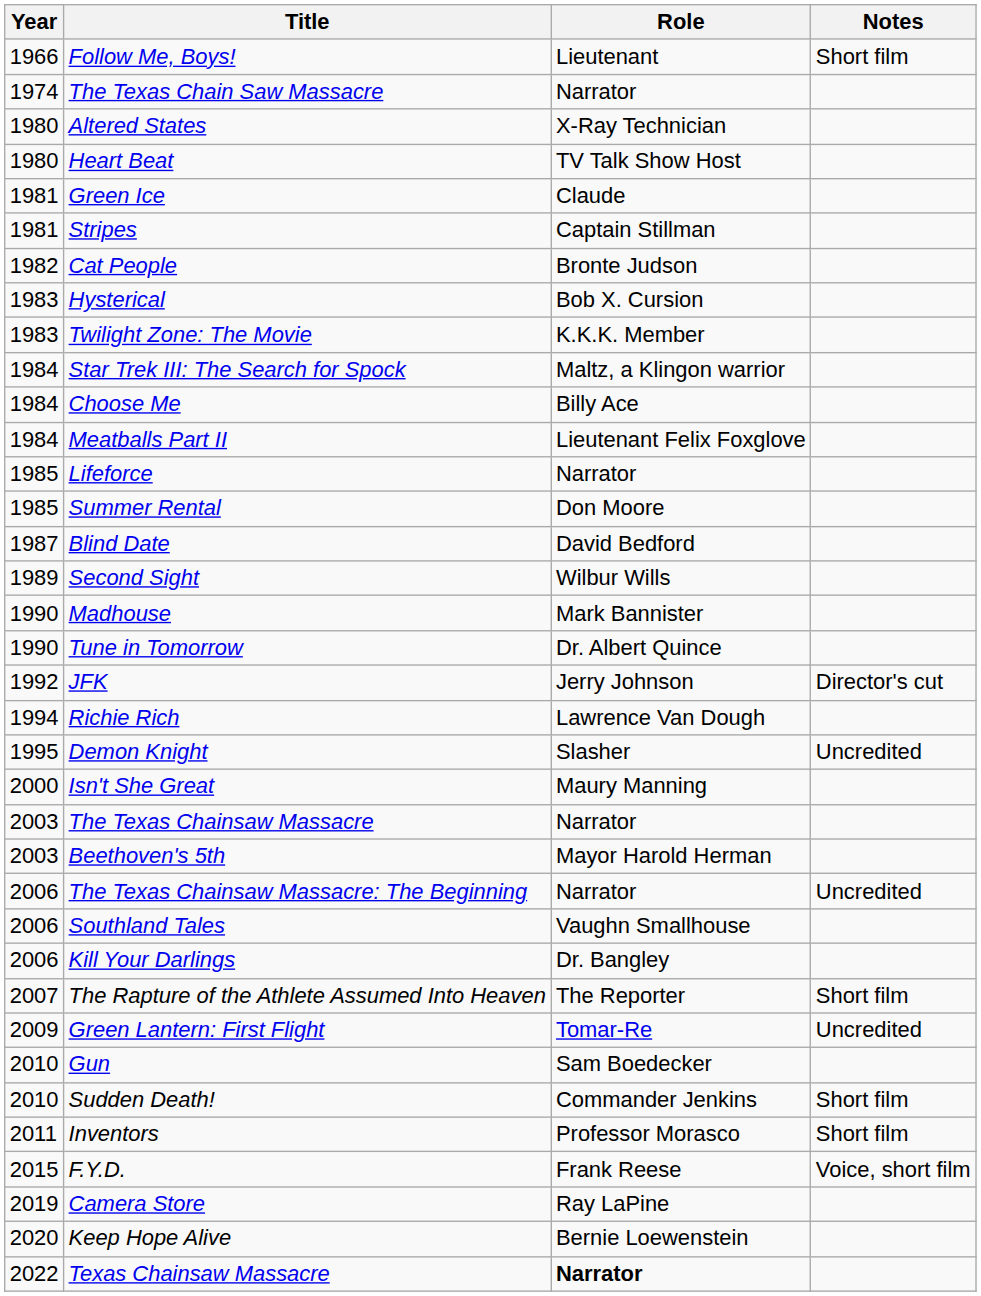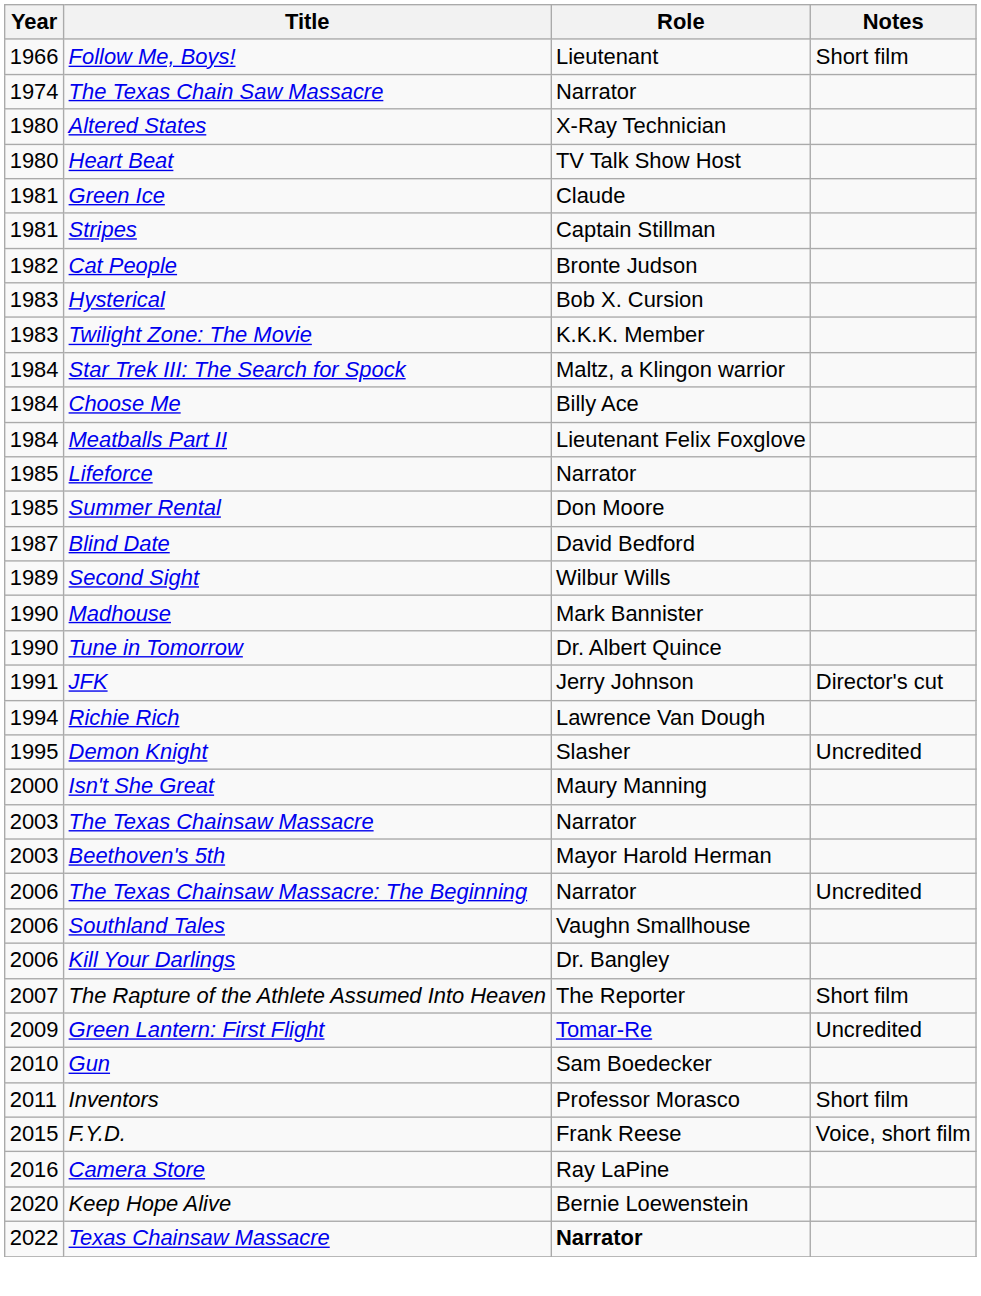(34, 682) 1992 -> (34, 682) 1991
- row: (142, 1099)
(34, 1203) 2019 -> (34, 1169) 2016
